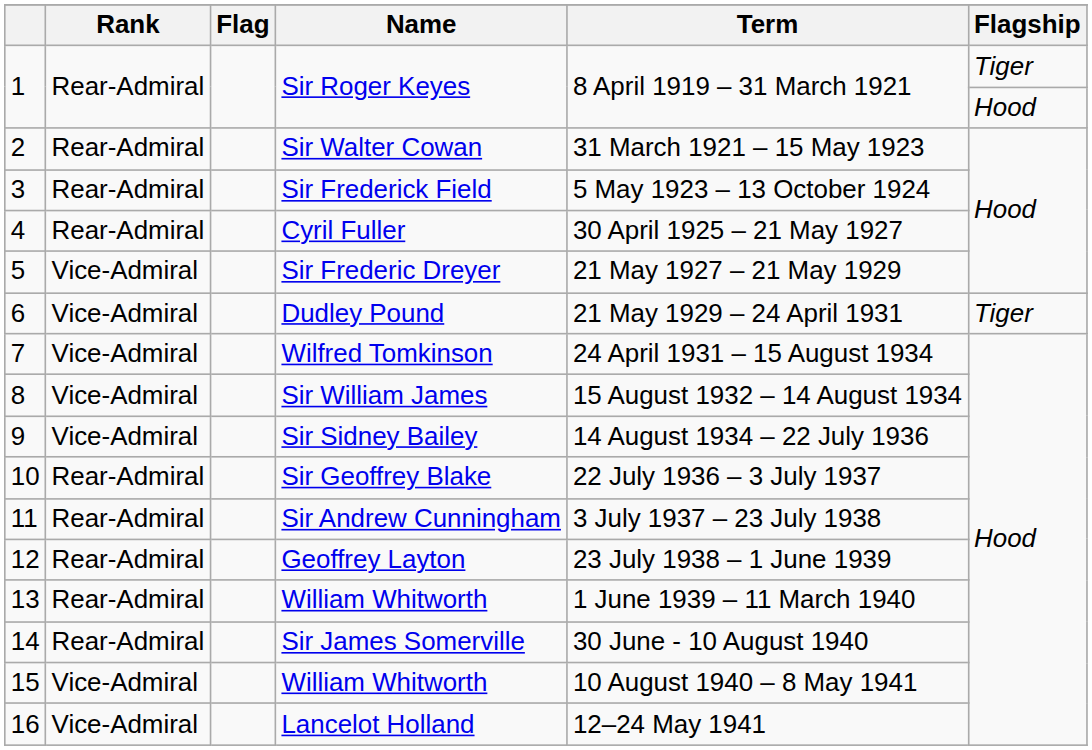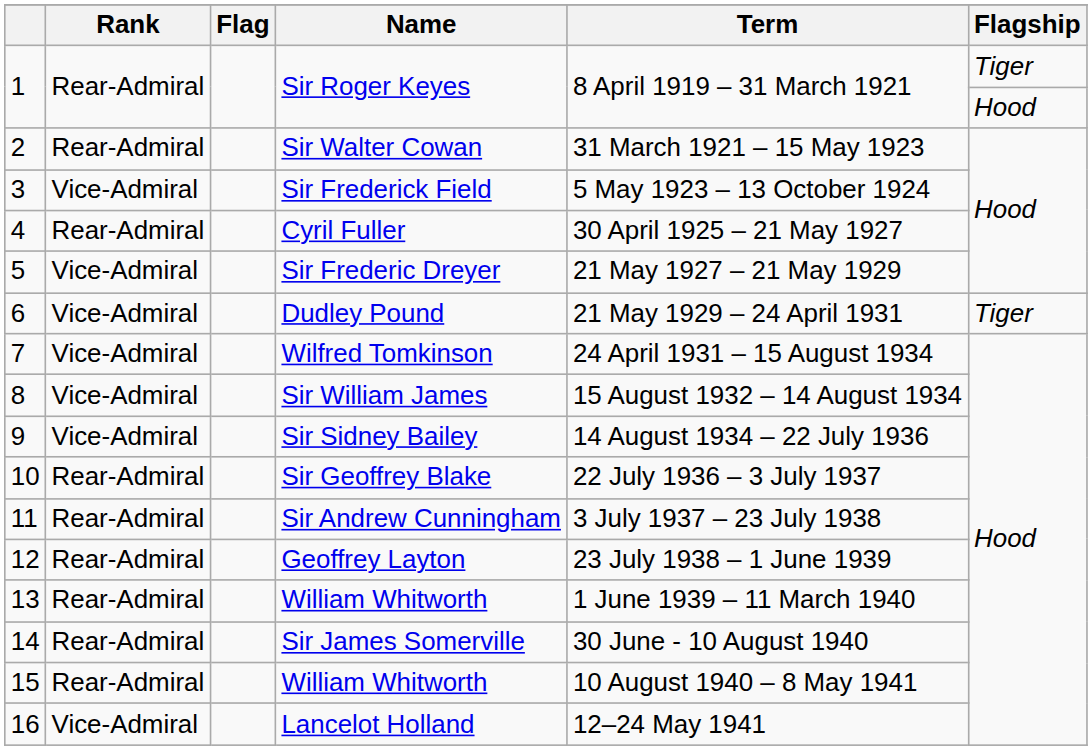(128, 189) Rear-Admiral -> (125, 189) Vice-Admiral
(125, 682) Vice-Admiral -> (128, 682) Rear-Admiral
